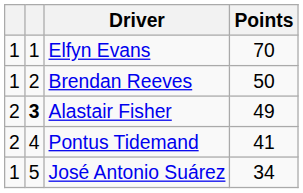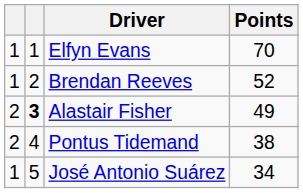(264, 81) 50 -> (264, 81) 52
(264, 142) 41 -> (264, 142) 38
